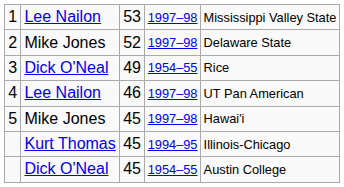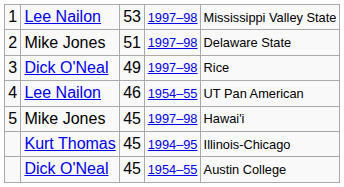(132, 42) 52 -> (132, 42) 51
(173, 68) 1954–55 -> (173, 68) 1997–98
(173, 93) 1997–98 -> (173, 93) 1954–55
